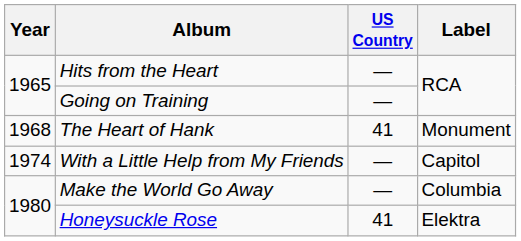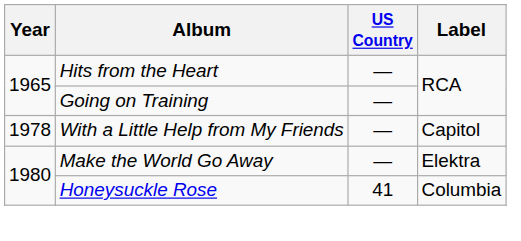- row: (137, 130)
(30, 160) 1974 -> (30, 130) 1978
(461, 190) Columbia -> (451, 160) Elektra
(451, 220) Elektra -> (461, 190) Columbia
